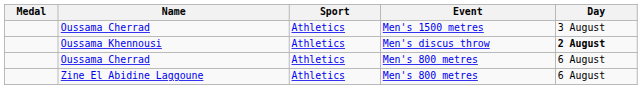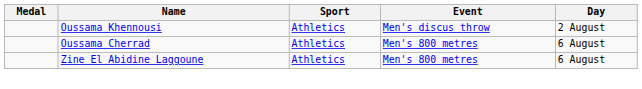- row: (105, 29)
(581, 45) bold -> (581, 29) normal
